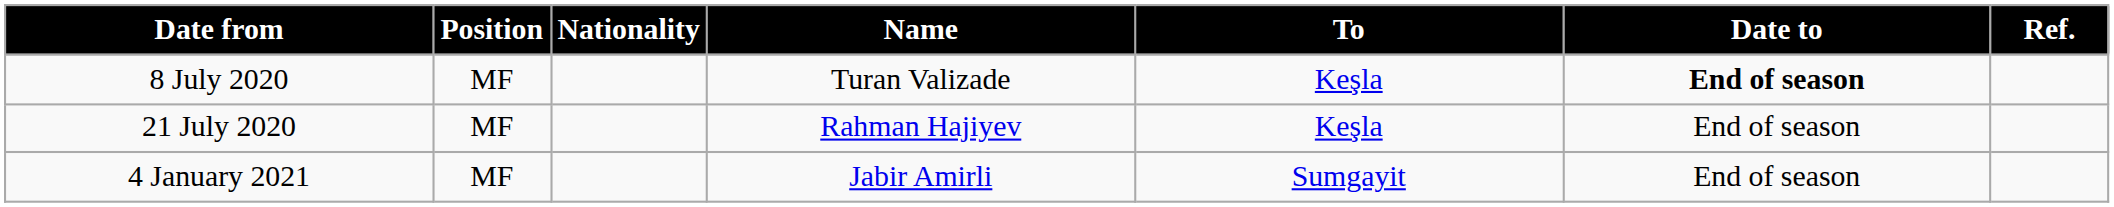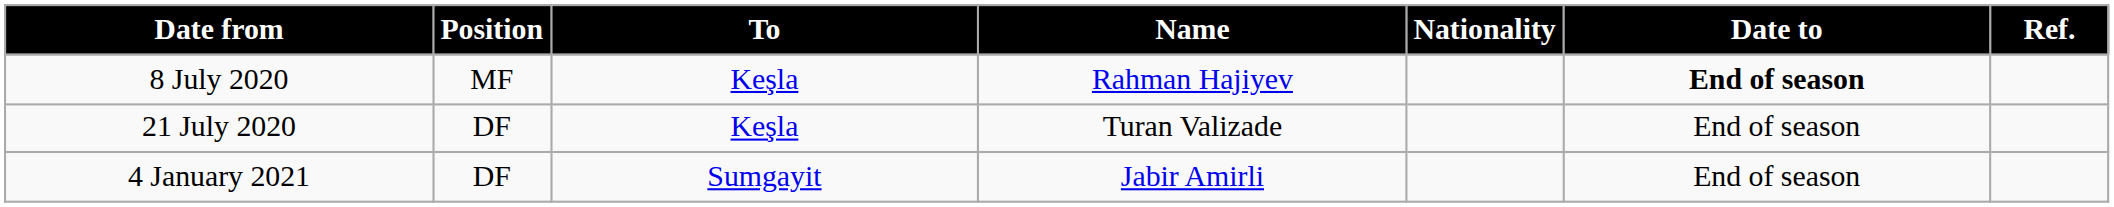columns swapped: (629, 29) <-> (1349, 29)
(921, 78) Turan Valizade -> (1192, 78) Rahman Hajiyev
(492, 127) MF -> (492, 127) DF
(921, 127) Rahman Hajiyev -> (1192, 127) Turan Valizade
(492, 176) MF -> (492, 176) DF
